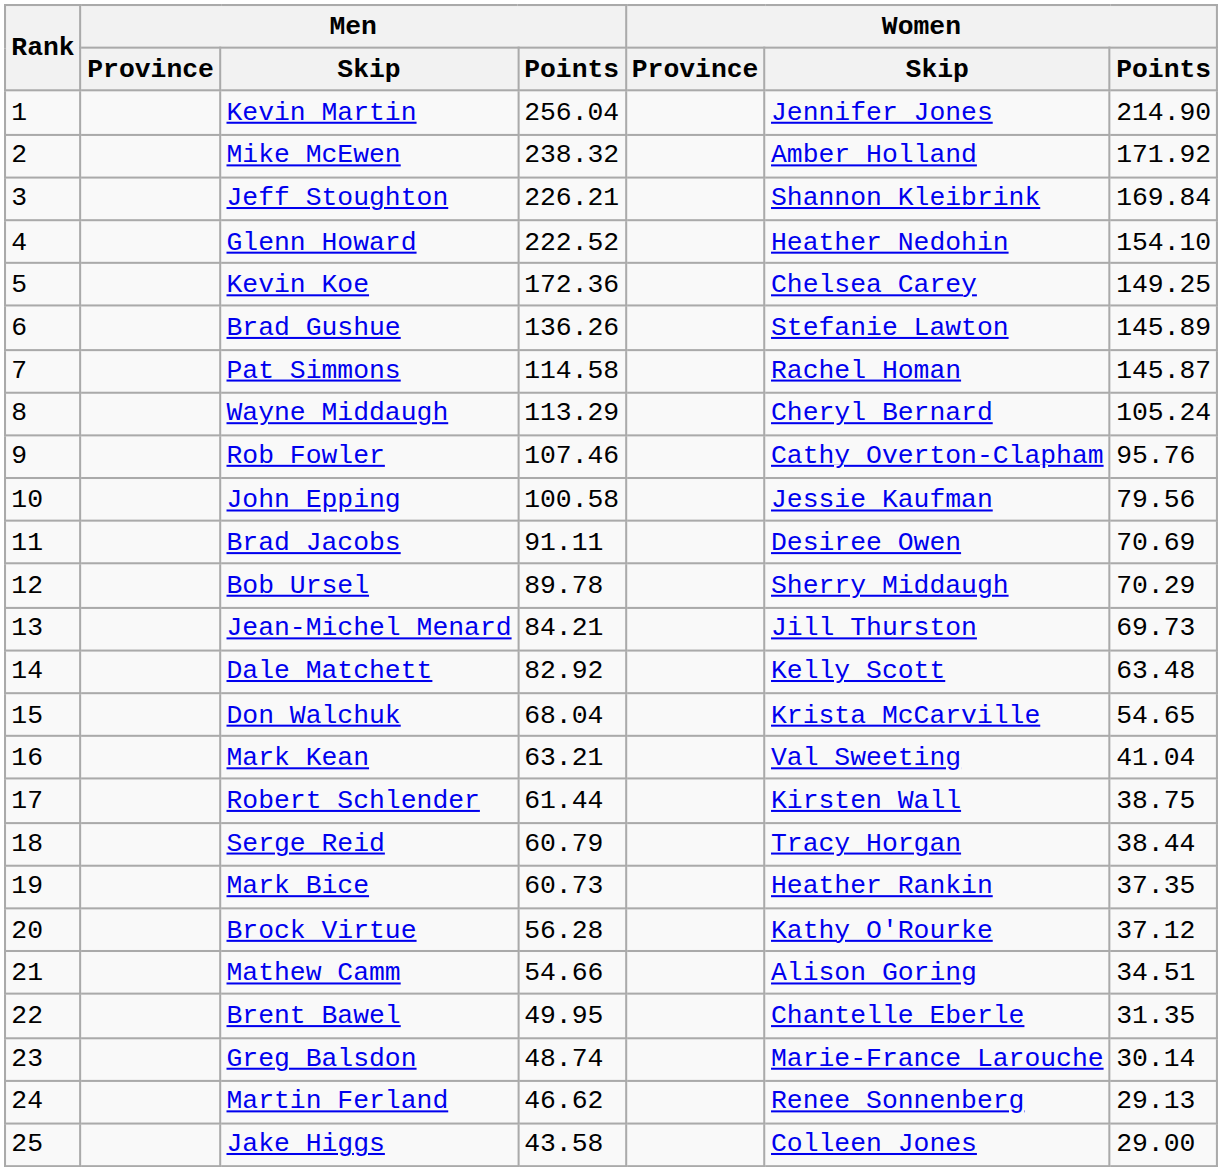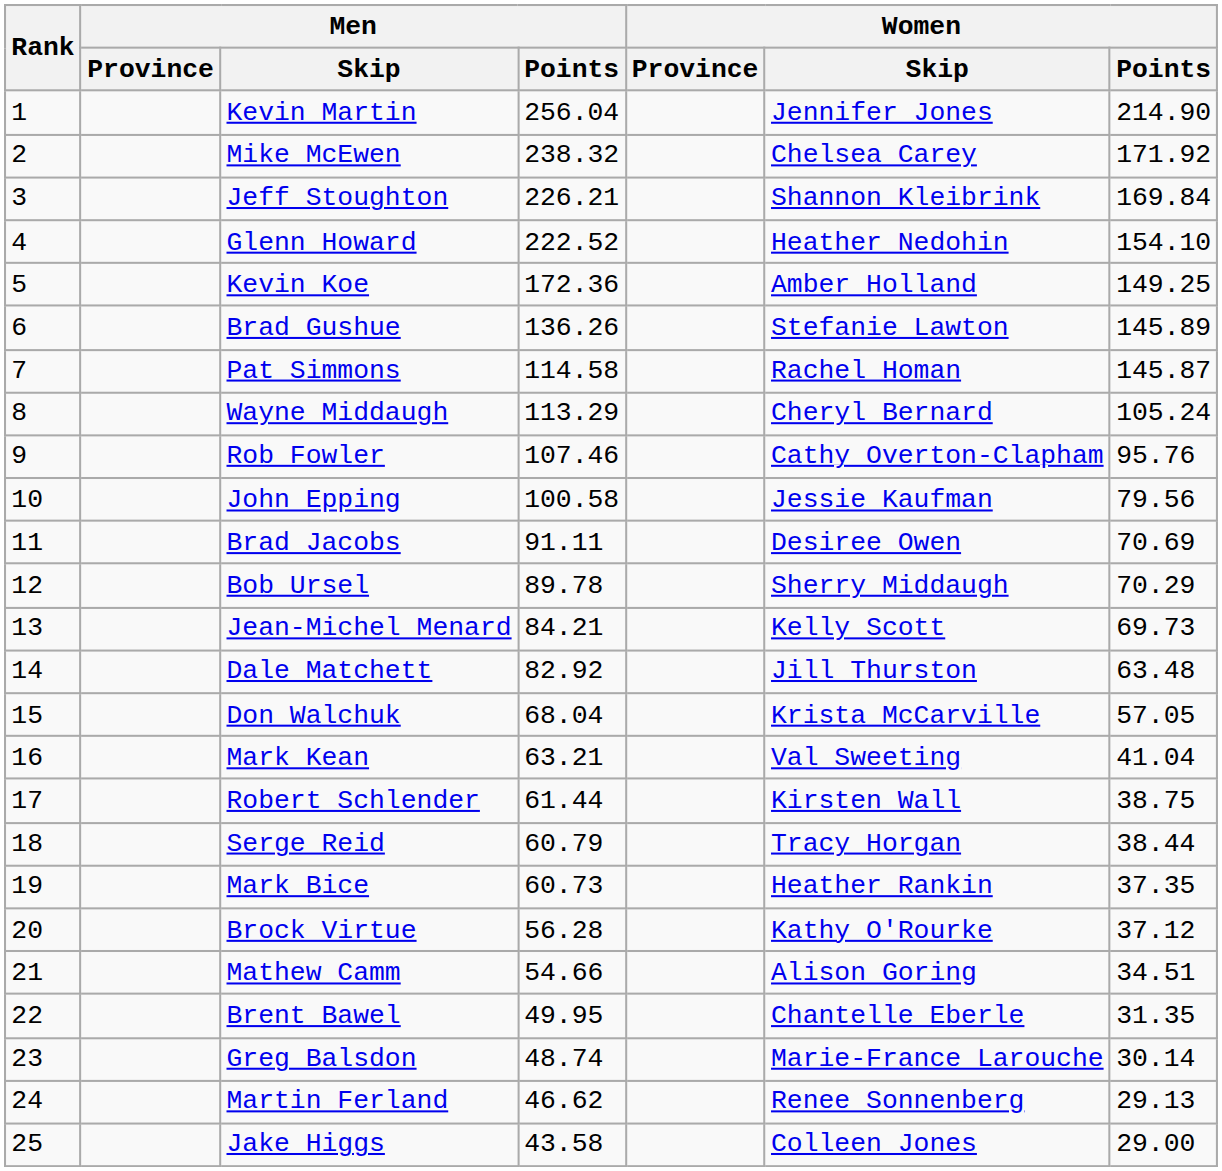(874, 156) Amber Holland -> (874, 156) Chelsea Carey
(874, 285) Chelsea Carey -> (874, 285) Amber Holland
(874, 629) Jill Thurston -> (858, 629) Kelly Scott
(858, 672) Kelly Scott -> (874, 672) Jill Thurston
(1156, 715) 54.65 -> (1156, 715) 57.05
